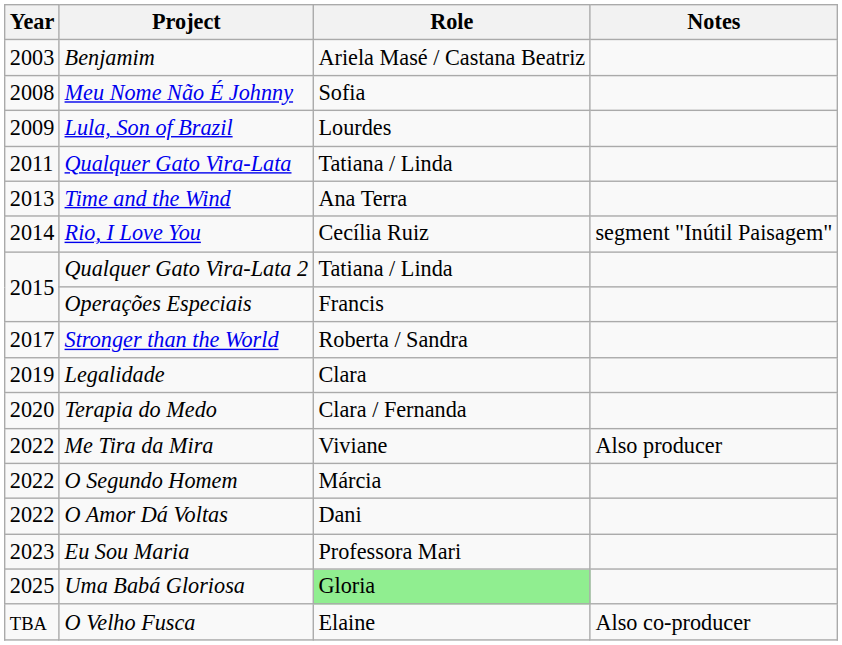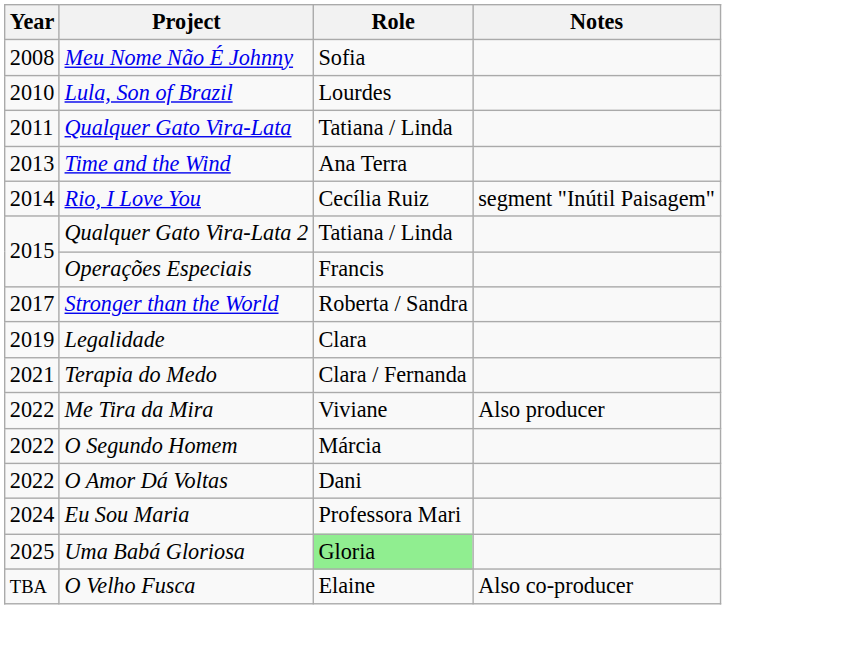- row: (110, 57)
(32, 127) 2009 -> (32, 92) 2010
(32, 410) 2020 -> (32, 374) 2021
(32, 551) 2023 -> (32, 515) 2024
